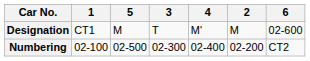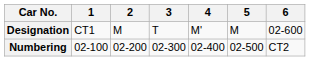columns swapped: (247, 13) <-> (130, 13)
